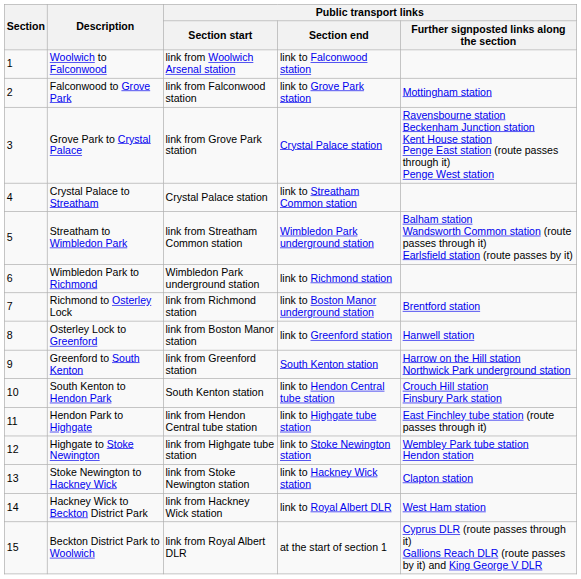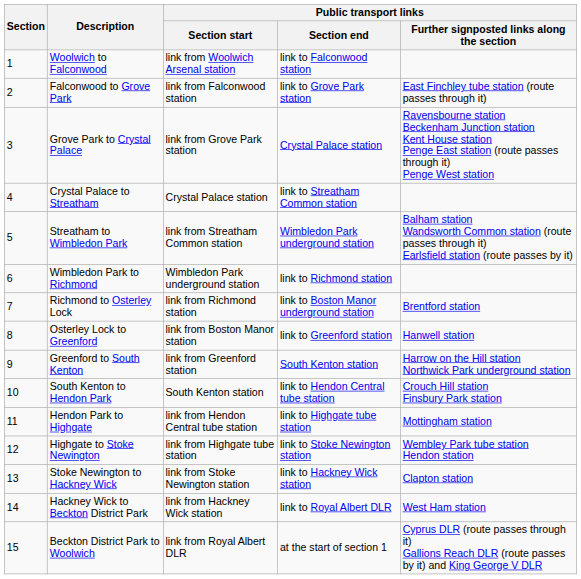(447, 92) Mottingham station -> (478, 92) East Finchley tube station (route passes through it)
(478, 421) East Finchley tube station (route passes through it) -> (447, 421) Mottingham station
